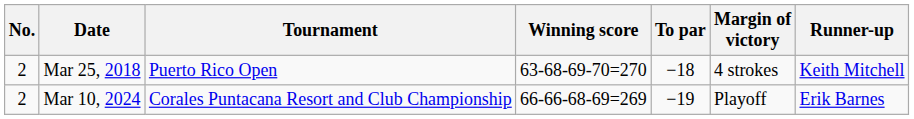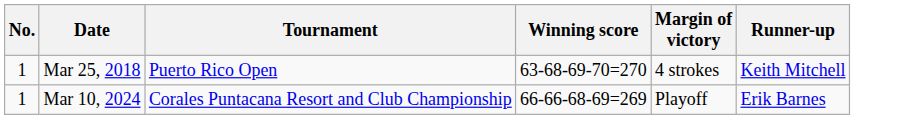- column: (680, 30)
(22, 70) 2 -> (22, 70) 1
(22, 99) 2 -> (22, 99) 1
